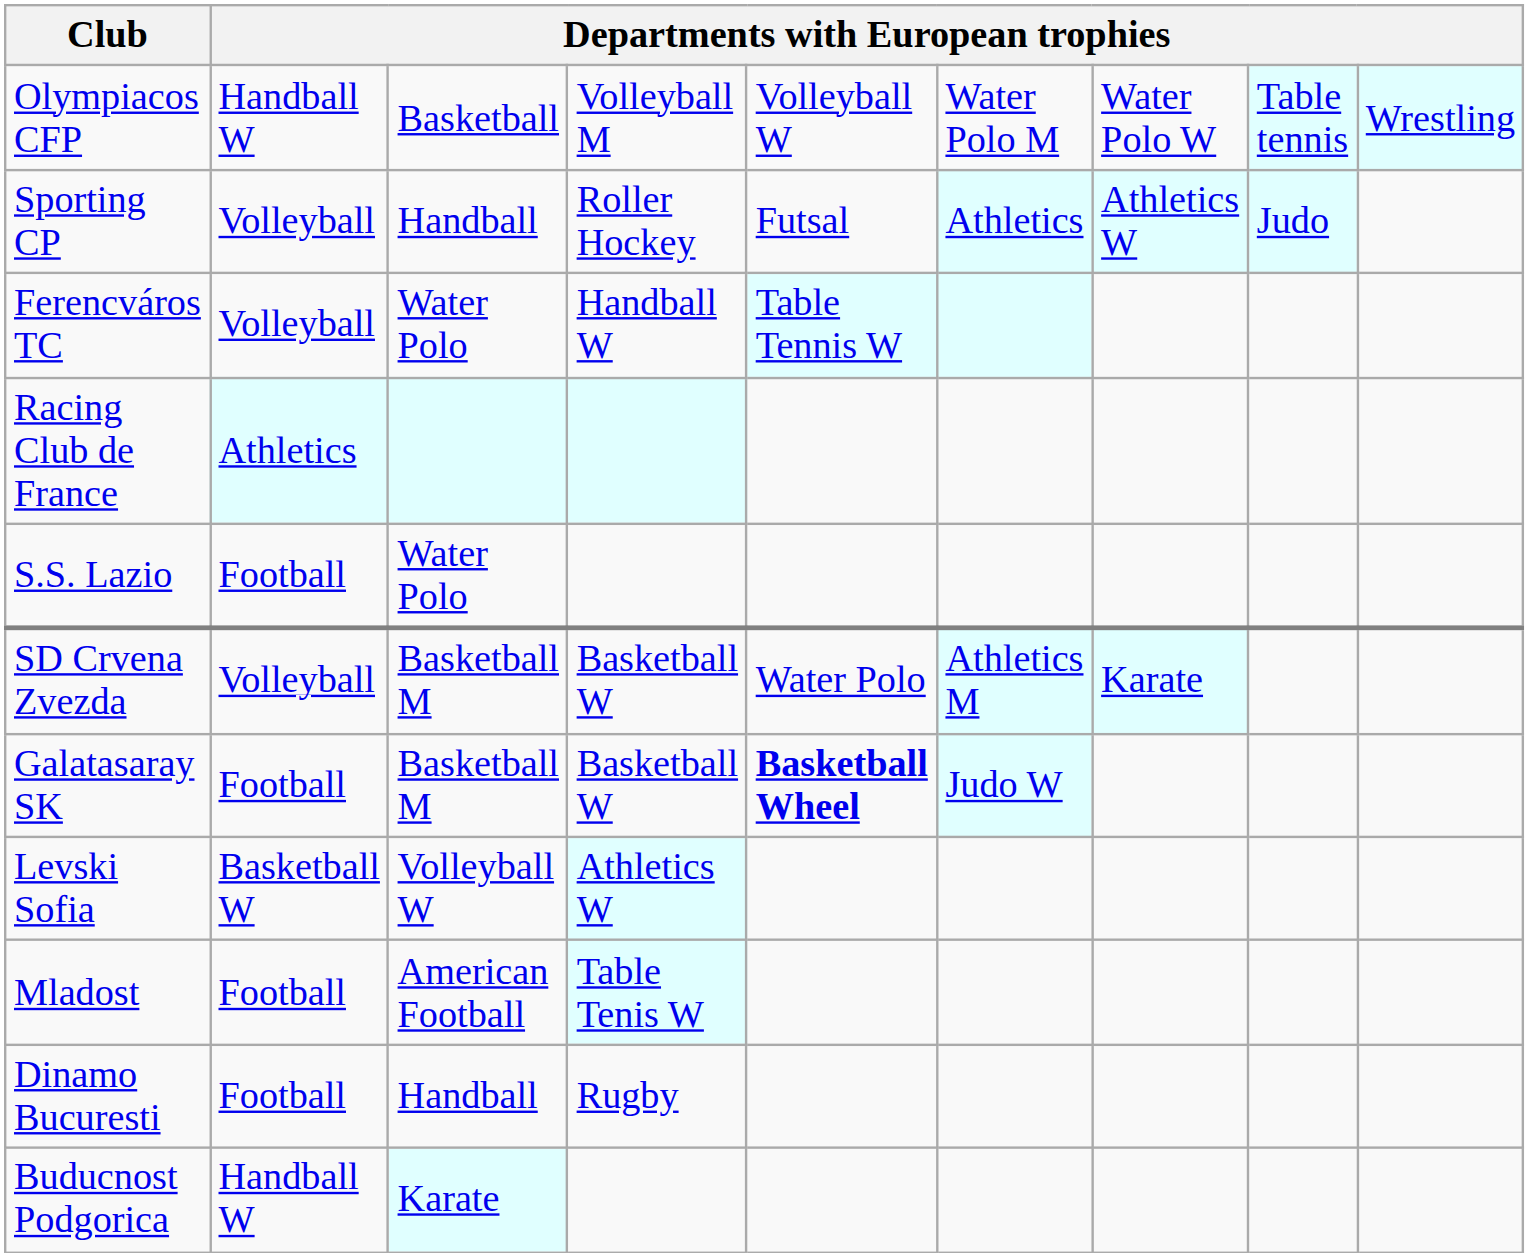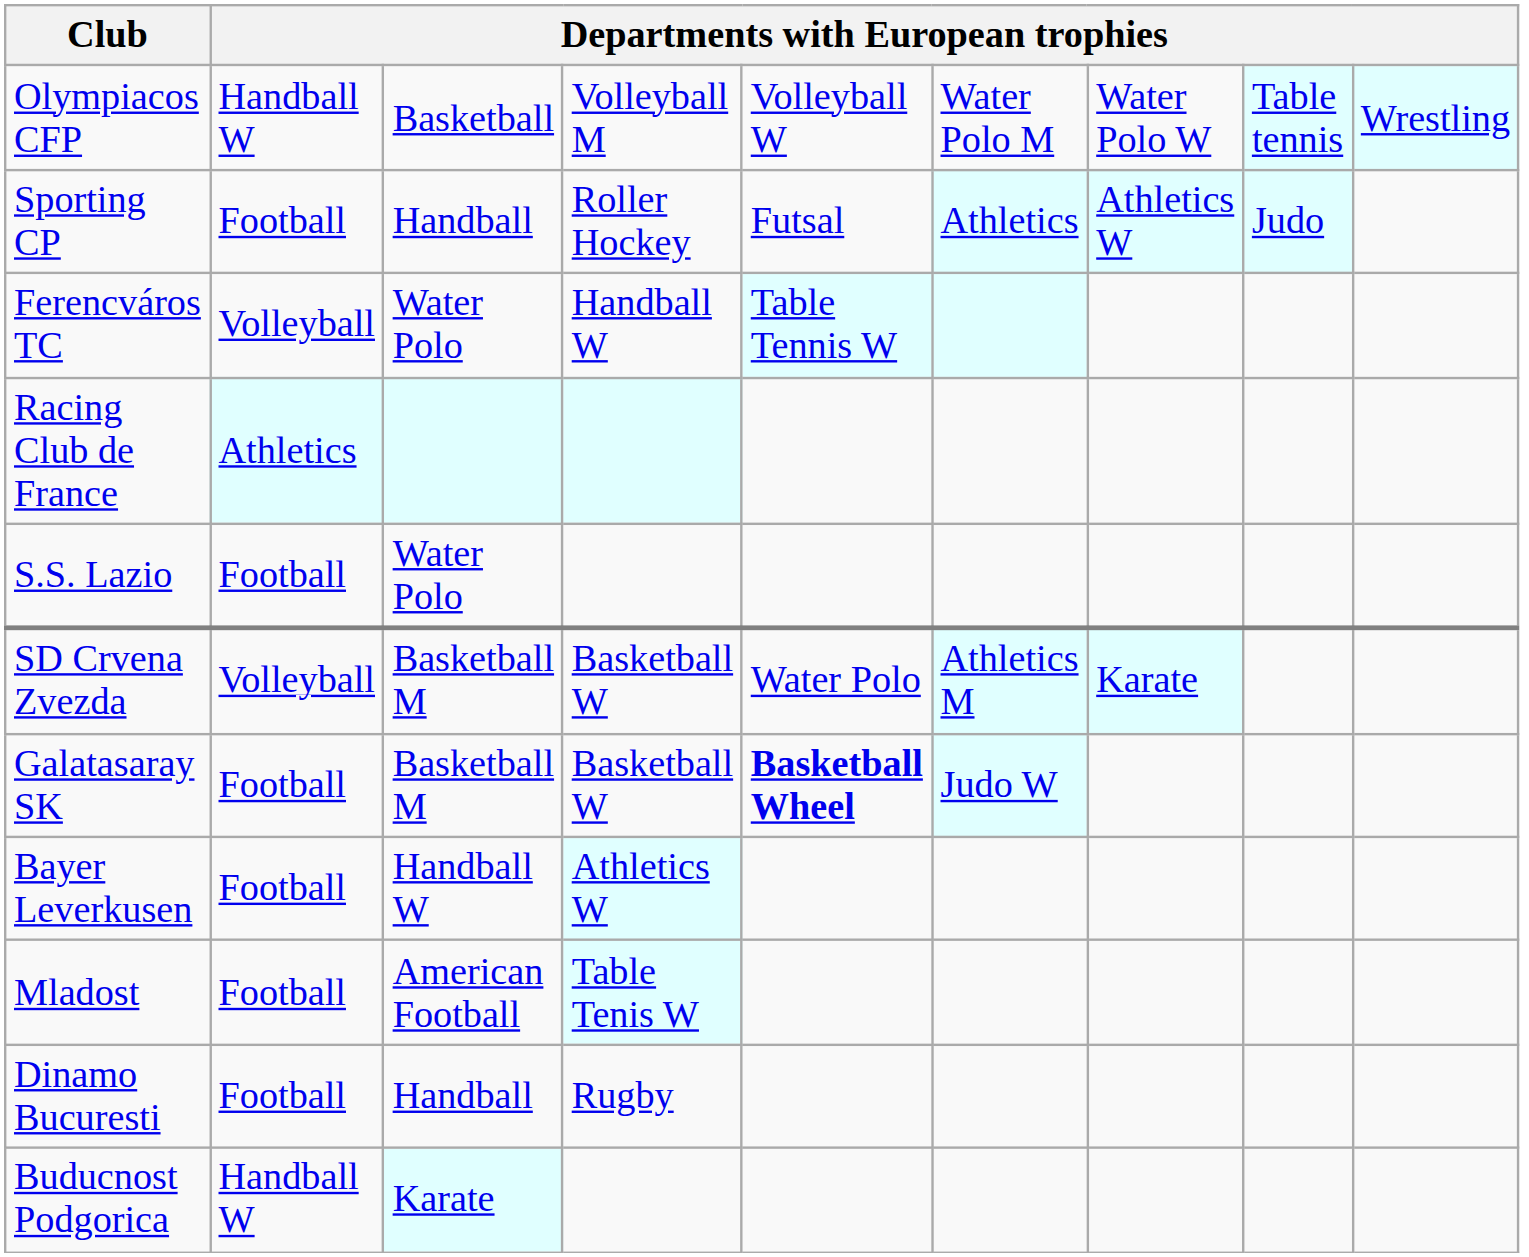(297, 220) Volleyball -> (282, 220) Football
- row: (66, 888)
+ row: (103, 888)
